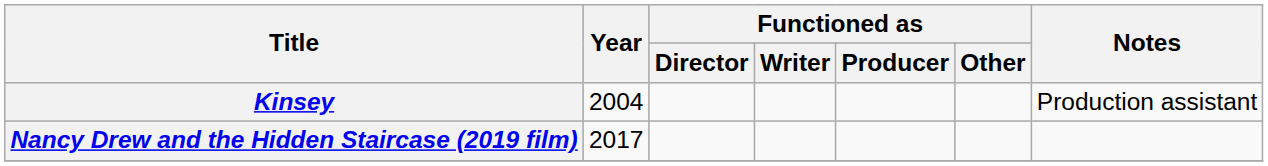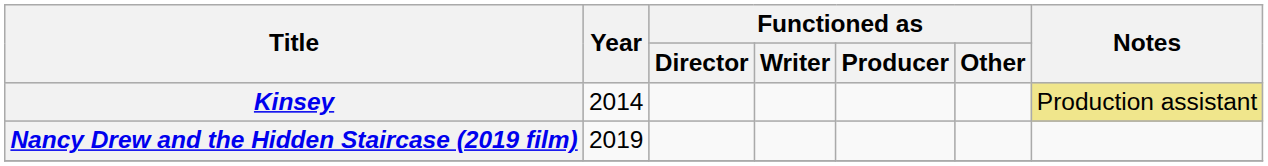(616, 101) 2004 -> (616, 101) 2014
(1147, 101) no background -> (1147, 101) khaki background
(616, 140) 2017 -> (616, 140) 2019
